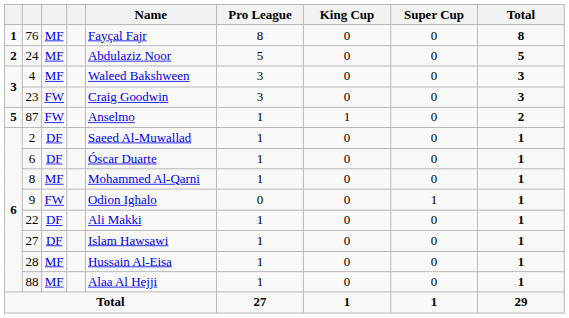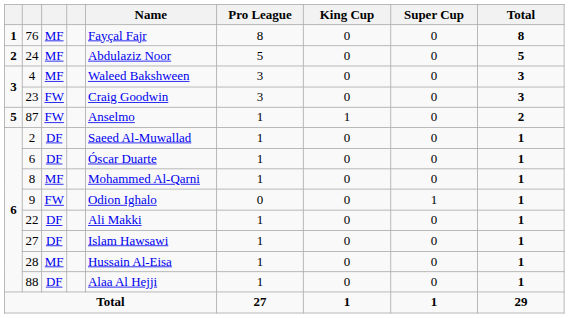(54, 281) MF -> (54, 281) DF
